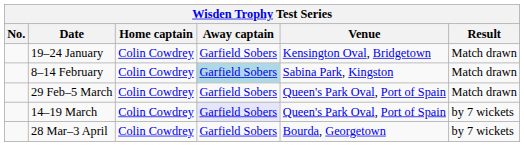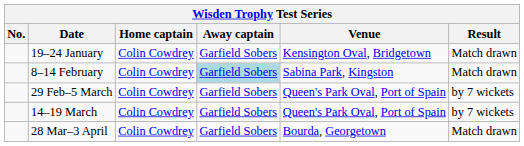(484, 92) Match drawn -> (483, 92) by 7 wickets
(238, 111) lavender background -> (238, 111) no background
(483, 131) by 7 wickets -> (484, 131) Match drawn
